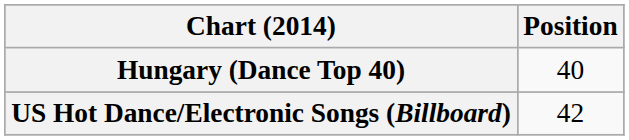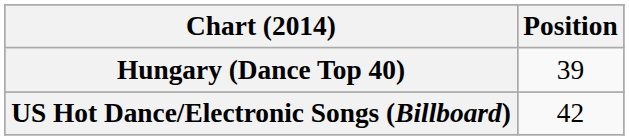(570, 69) 40 -> (570, 69) 39
